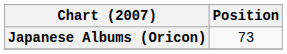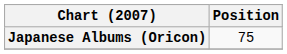(246, 38) 73 -> (246, 38) 75
